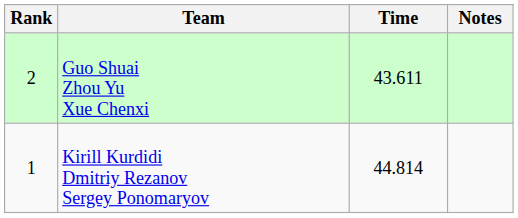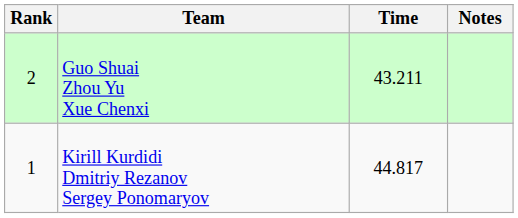(398, 78) 43.611 -> (398, 78) 43.211
(398, 167) 44.814 -> (398, 167) 44.817
